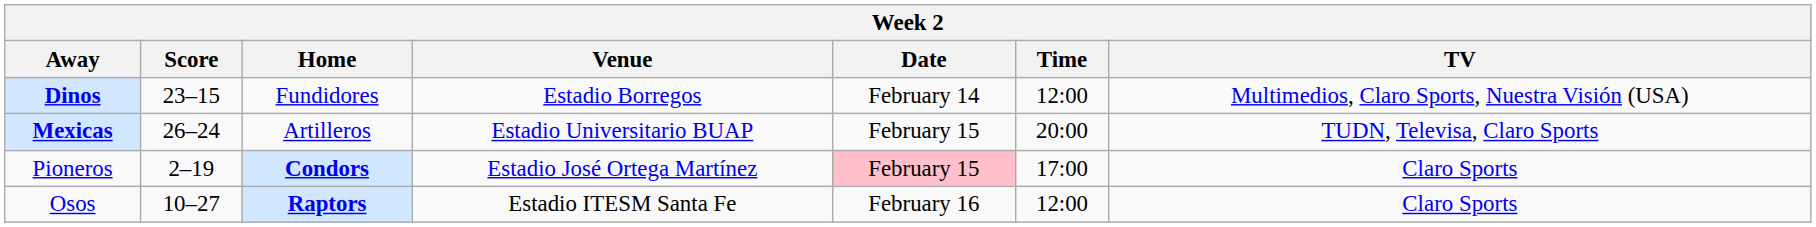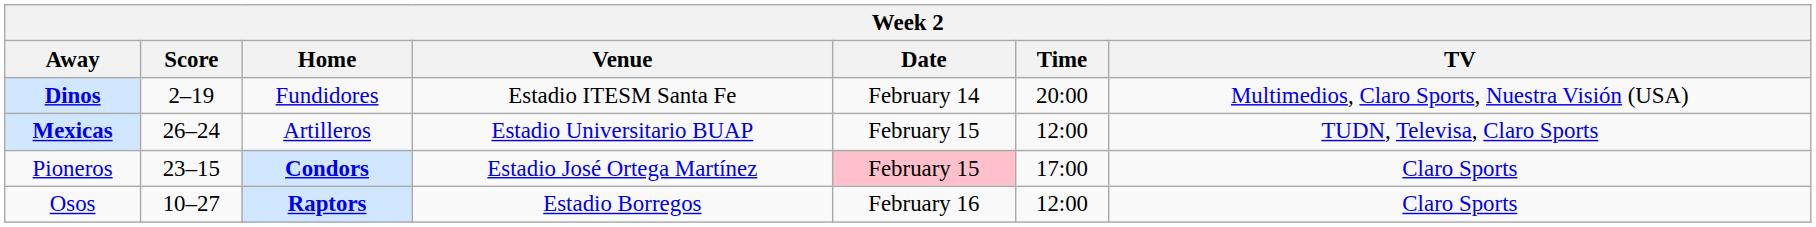(191, 95) 23–15 -> (191, 95) 2–19
(622, 95) Estadio Borregos -> (622, 95) Estadio ITESM Santa Fe
(1062, 95) 12:00 -> (1062, 95) 20:00
(1062, 131) 20:00 -> (1062, 131) 12:00
(191, 167) 2–19 -> (191, 167) 23–15
(622, 204) Estadio ITESM Santa Fe -> (622, 204) Estadio Borregos
